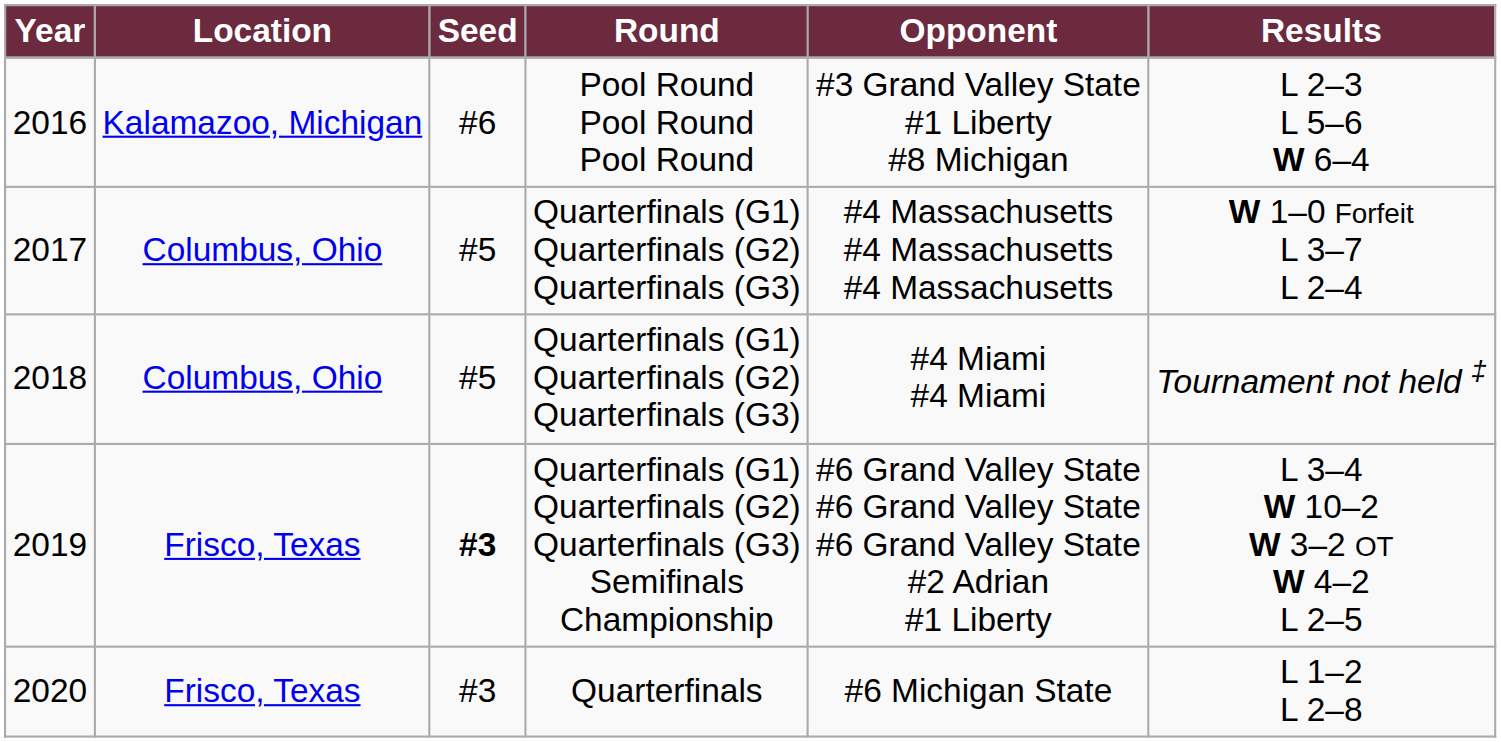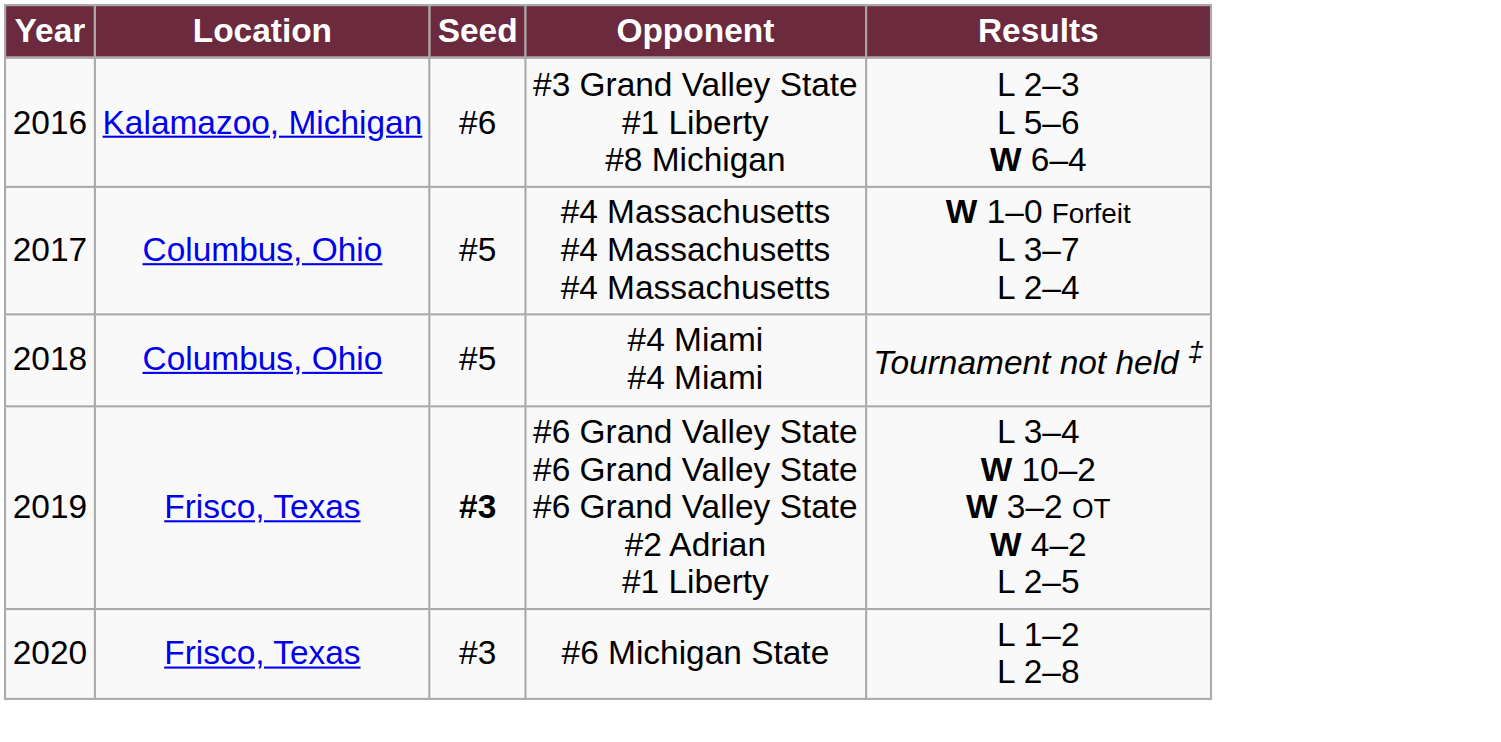- column: (667, 31)
